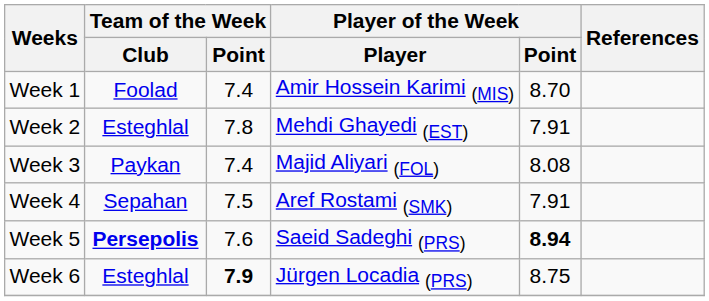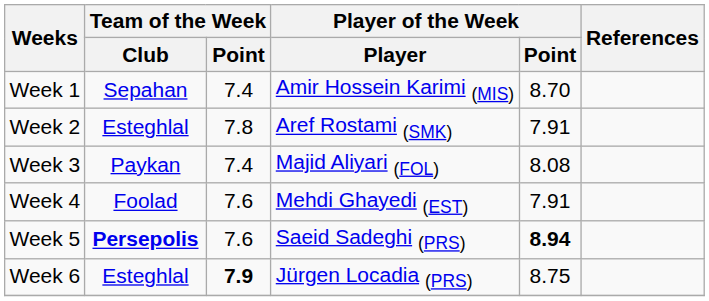(145, 89) Foolad -> (146, 89) Sepahan
(372, 127) Mehdi Ghayedi (EST) -> (364, 127) Aref Rostami (SMK)
(146, 201) Sepahan -> (145, 201) Foolad
(238, 201) 7.5 -> (238, 201) 7.6
(364, 202) Aref Rostami (SMK) -> (372, 202) Mehdi Ghayedi (EST)
